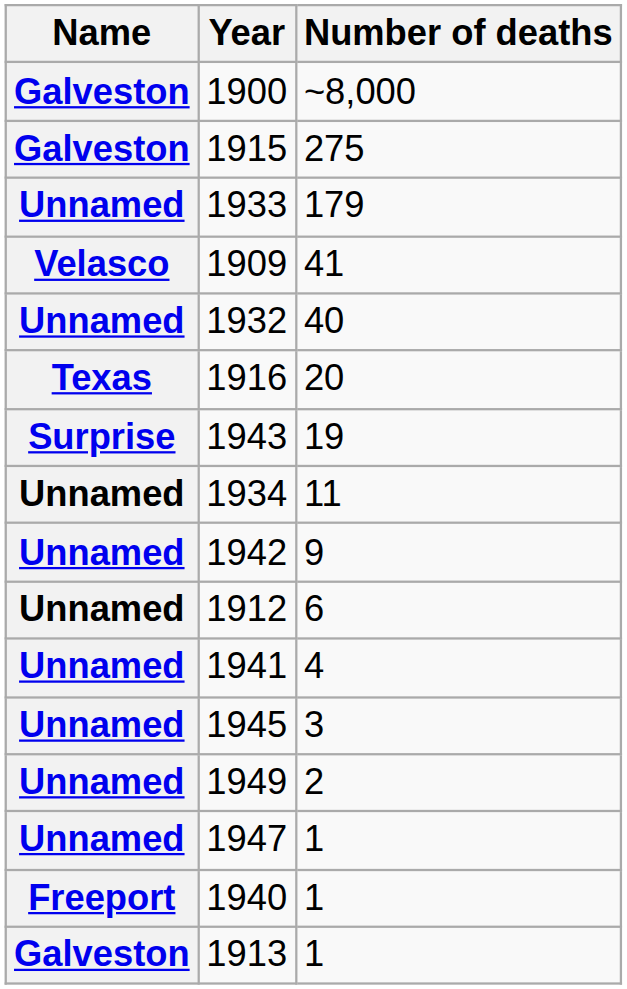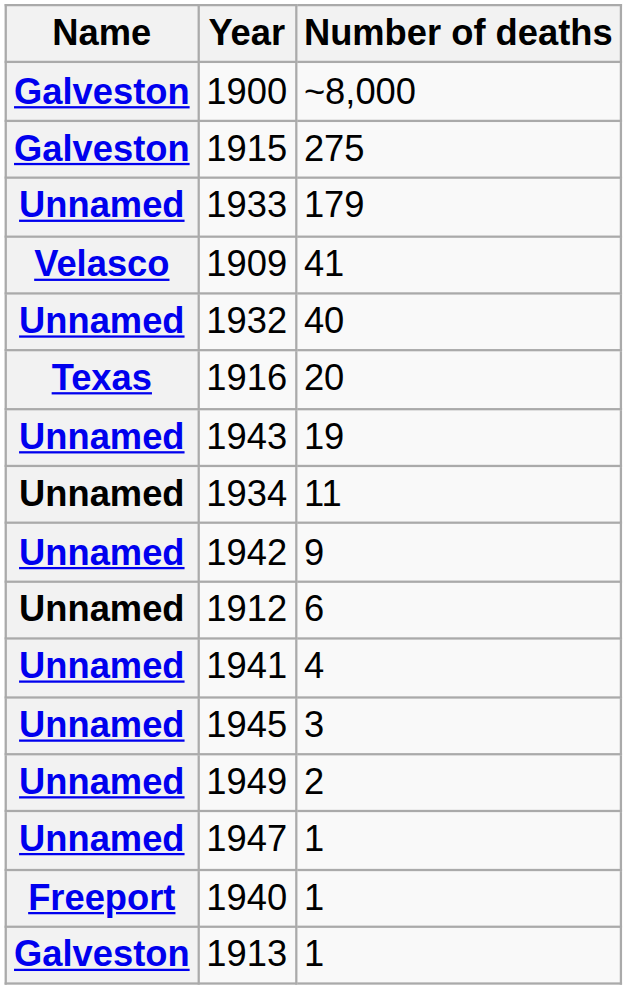(102, 436) Surprise -> (102, 436) Unnamed
